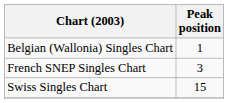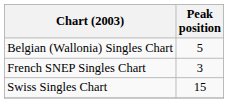(200, 48) 1 -> (200, 48) 5
